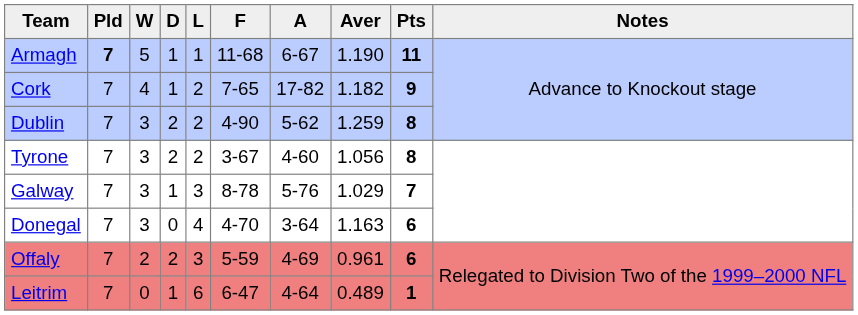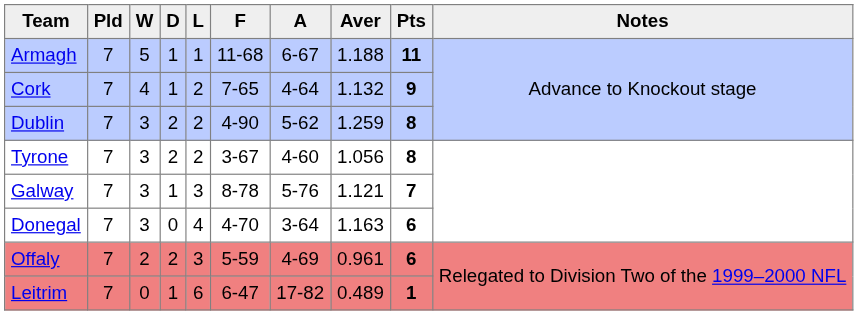(108, 55) bold -> (108, 55) normal
(360, 55) 1.190 -> (360, 55) 1.188
(300, 89) 17-82 -> (300, 89) 4-64
(360, 89) 1.182 -> (360, 89) 1.132
(360, 191) 1.029 -> (360, 191) 1.121
(300, 292) 4-64 -> (300, 292) 17-82
